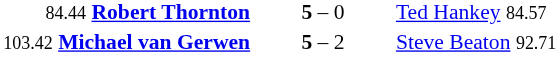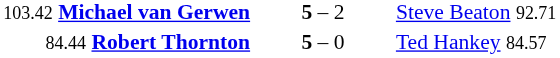rows swapped: (148, 12) <-> (127, 42)
